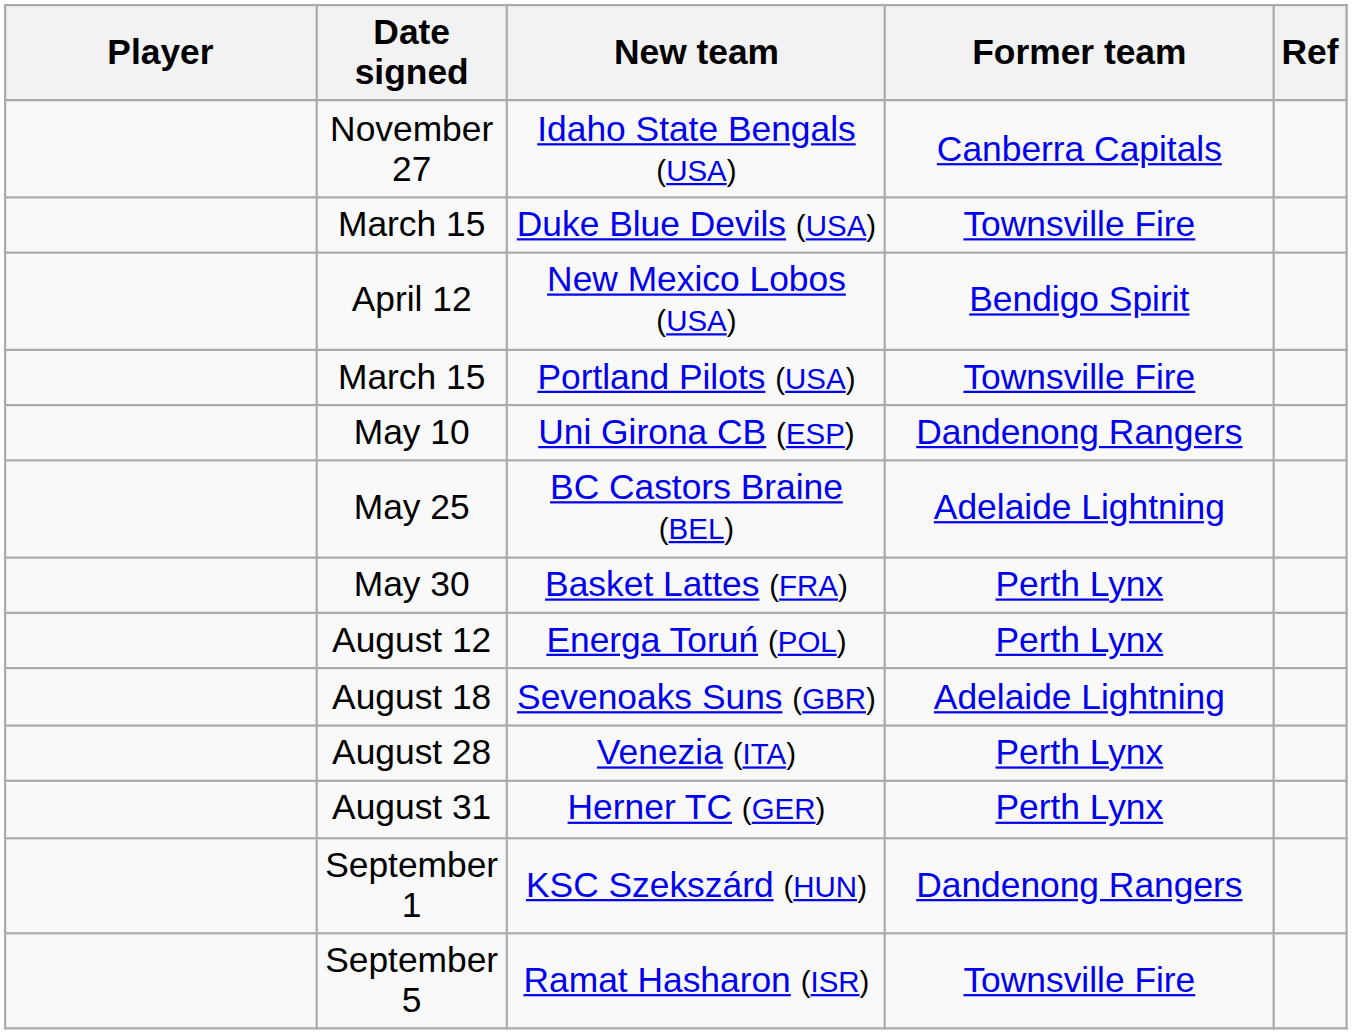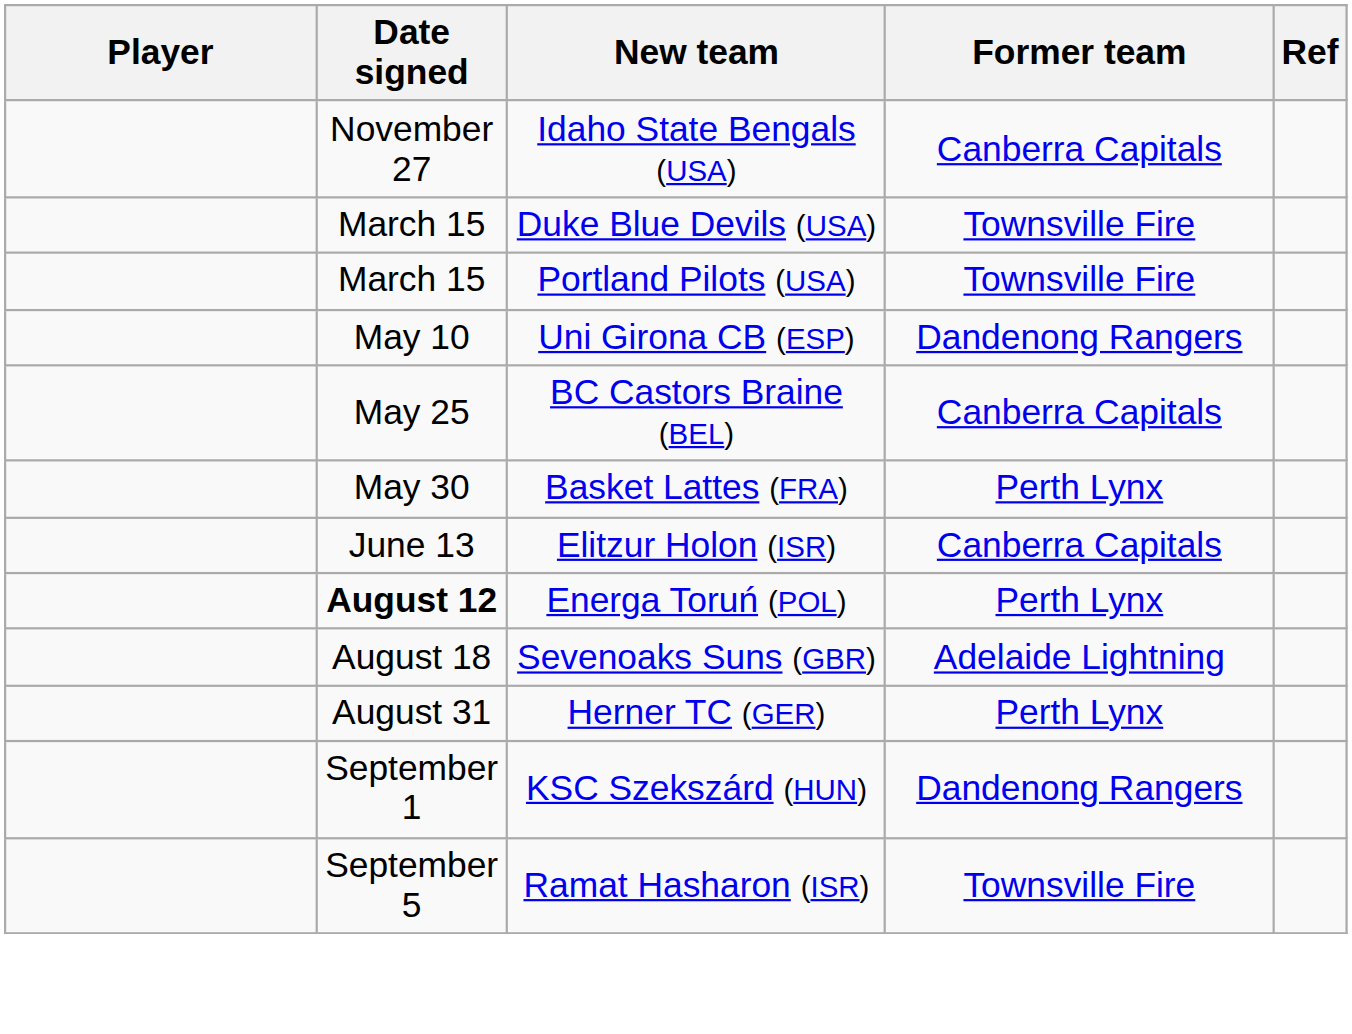- row: (696, 300)
(1079, 508) Adelaide Lightning -> (1079, 412) Canberra Capitals
+ row: (696, 544)
(412, 640) normal -> (412, 600) bold
- row: (696, 752)
